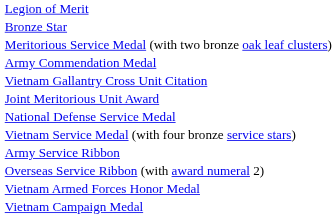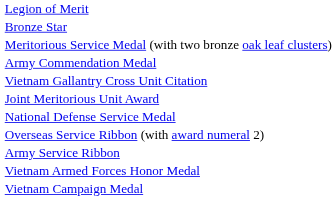- row: (150, 135)
rows swapped: (62, 153) <-> (134, 171)
